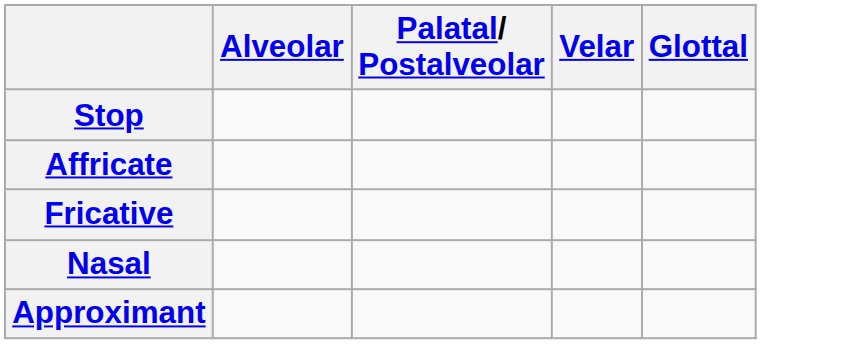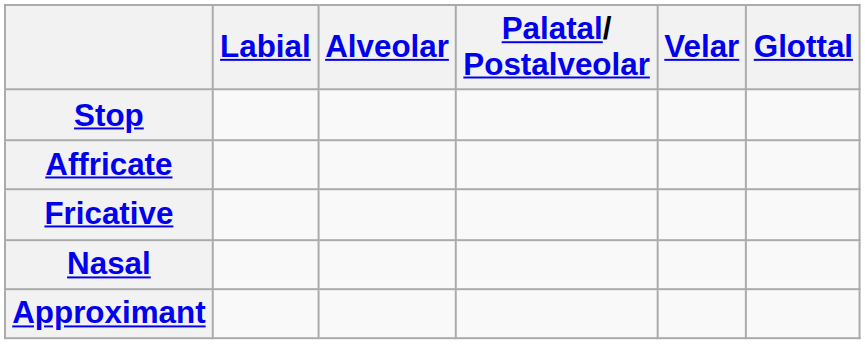+ column: (265, 47)
